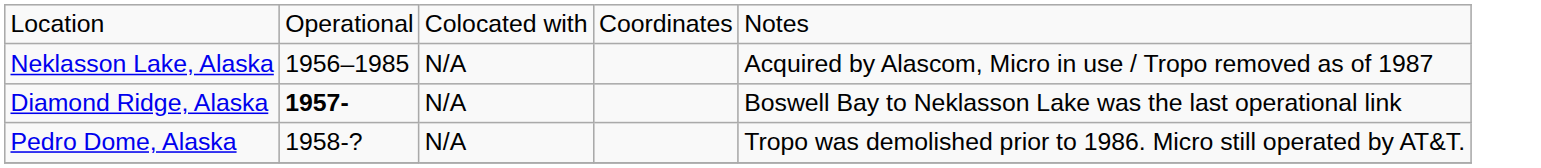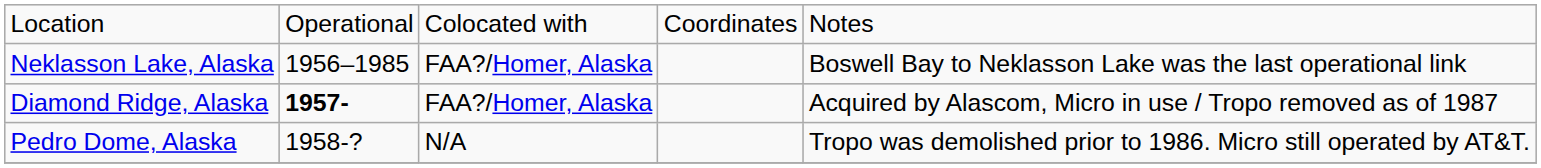(446, 63) N/A -> (539, 63) FAA?/Homer, Alaska
(1089, 63) Acquired by Alascom, Micro in use / Tropo removed as of 1987 -> (1138, 63) Boswell Bay to Neklasson Lake was the last operational link
(446, 102) N/A -> (539, 102) FAA?/Homer, Alaska
(1073, 102) Boswell Bay to Neklasson Lake was the last operational link -> (1154, 102) Acquired by Alascom, Micro in use / Tropo removed as of 1987
